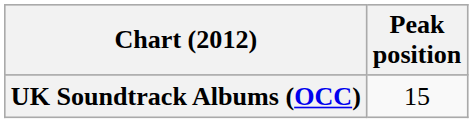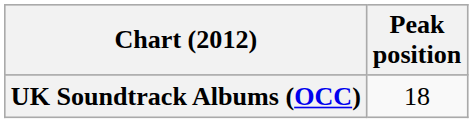(417, 95) 15 -> (417, 95) 18
